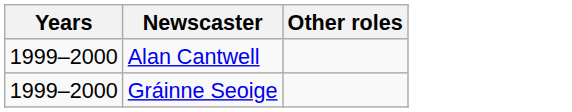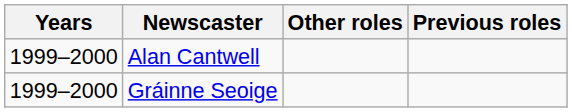+ column: (487, 22)
